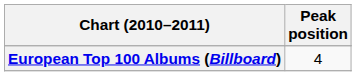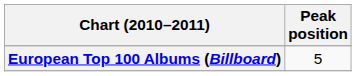(318, 58) 4 -> (318, 58) 5
